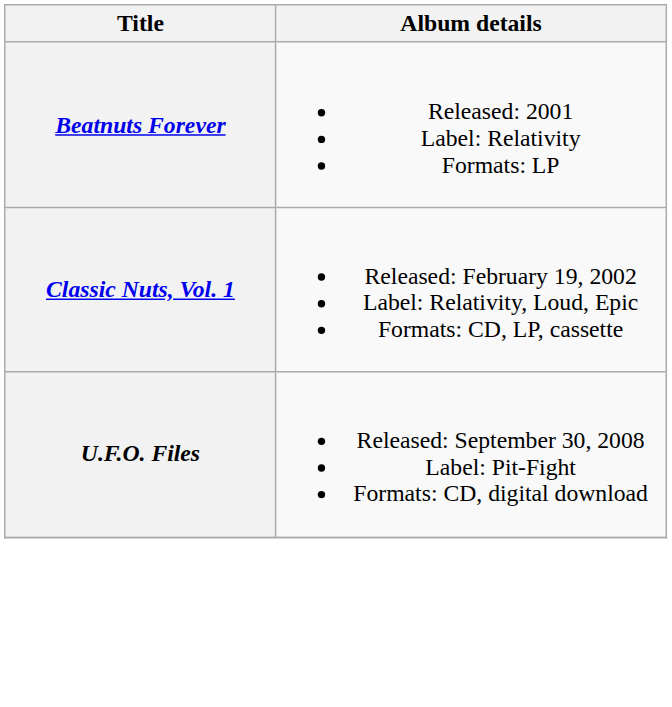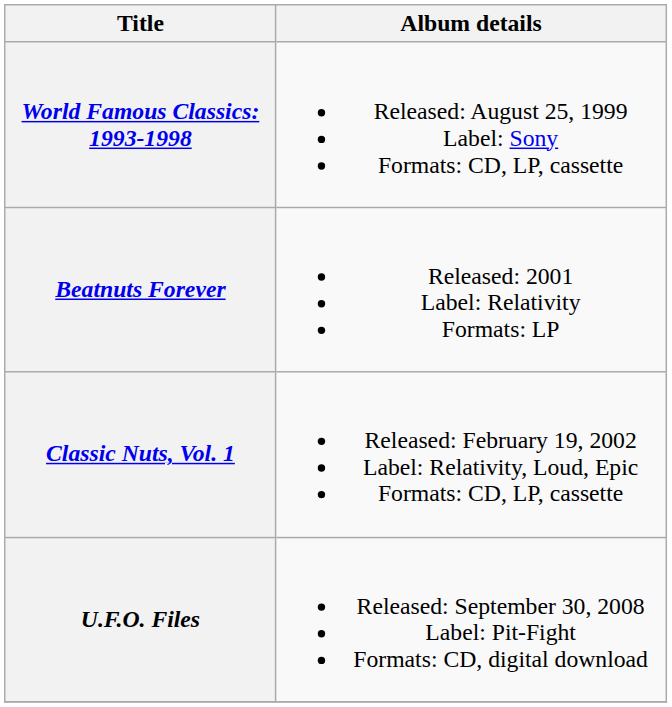+ row: (140, 124)
